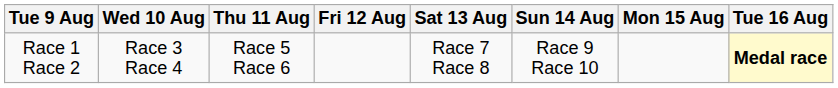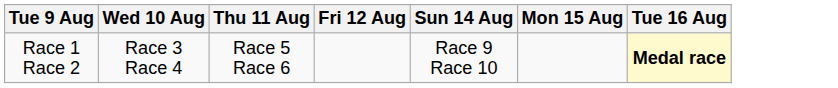- column: (461, 18)
